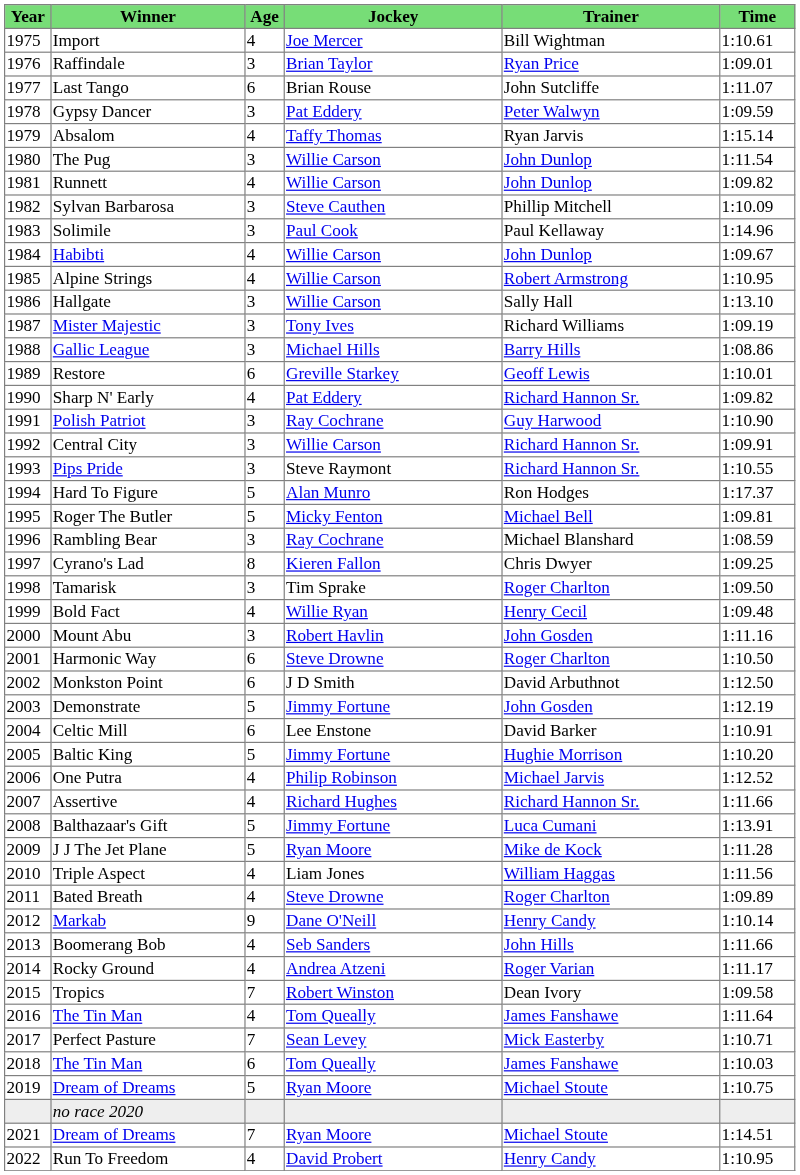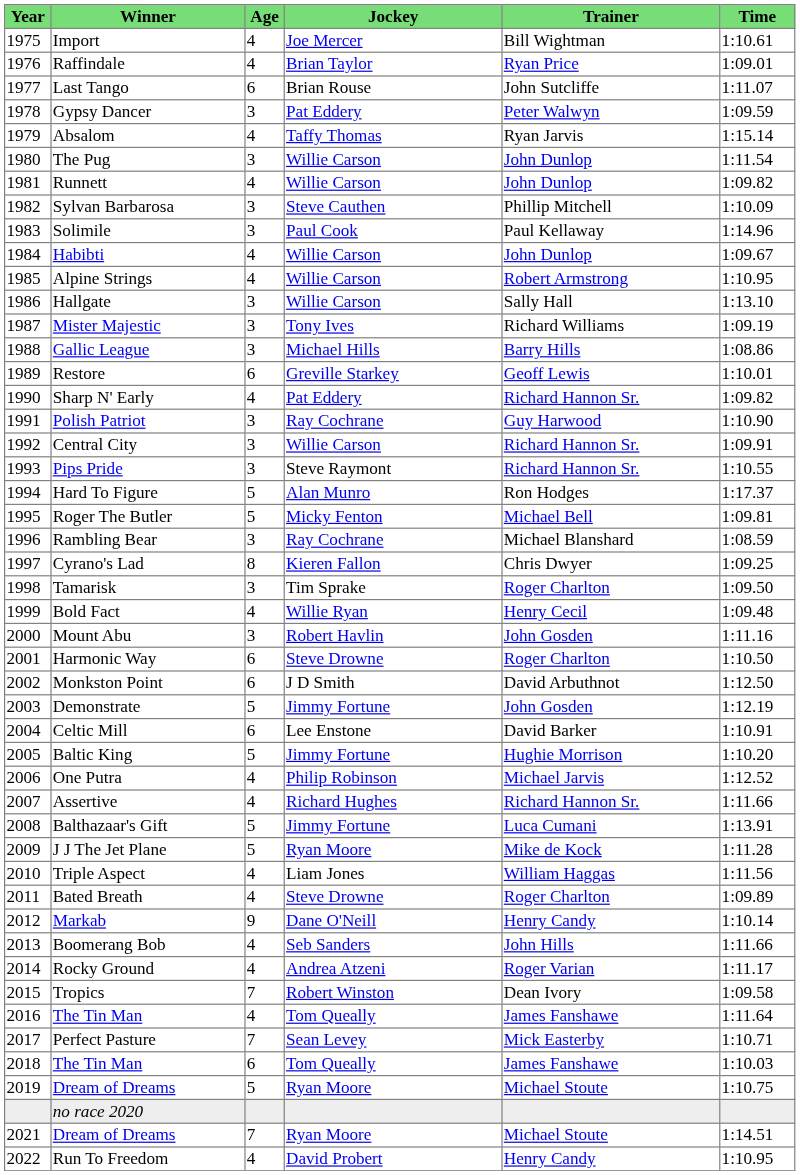(251, 64) 3 -> (251, 64) 4
